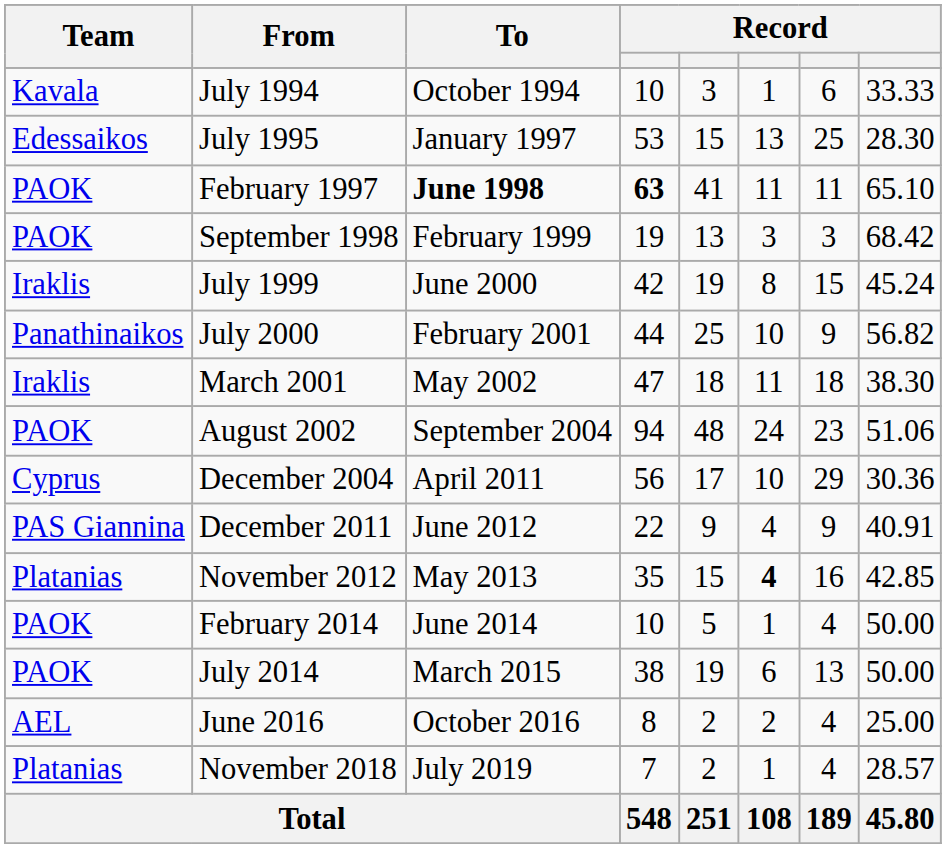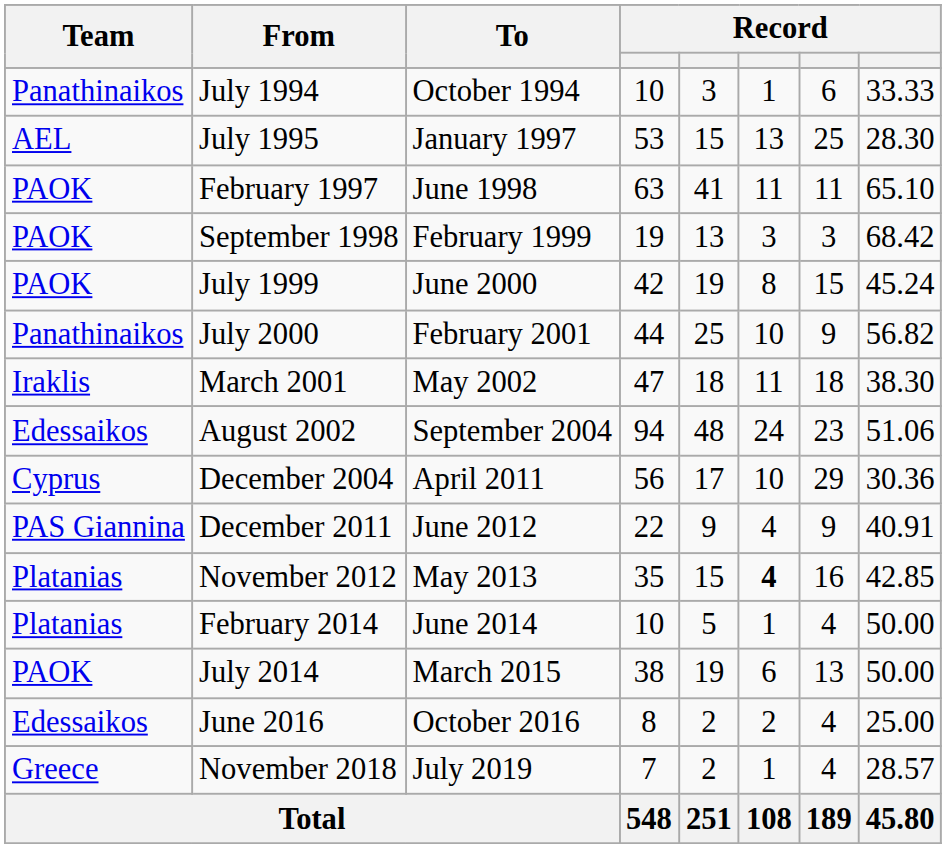(55, 91) Kavala -> (98, 91) Panathinaikos
(80, 139) Edessaikos -> (42, 139) AEL
(478, 188) bold -> (475, 188) normal
(649, 188) bold -> (649, 188) normal
(51, 285) Iraklis -> (52, 285) PAOK
(52, 430) PAOK -> (80, 430) Edessaikos
(52, 624) PAOK -> (67, 624) Platanias
(42, 721) AEL -> (80, 721) Edessaikos
(67, 769) Platanias -> (55, 769) Greece
